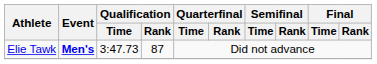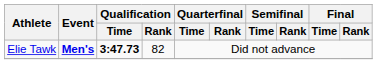(119, 50) normal -> (119, 50) bold
(157, 50) 87 -> (158, 50) 82
